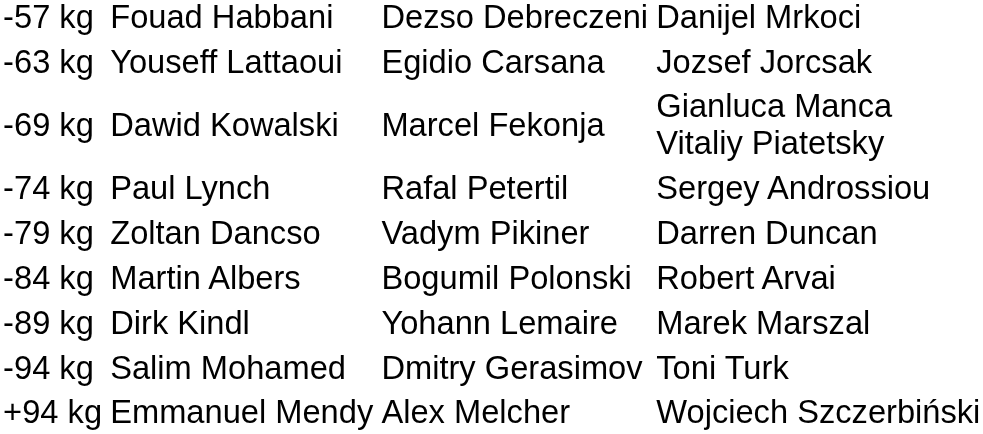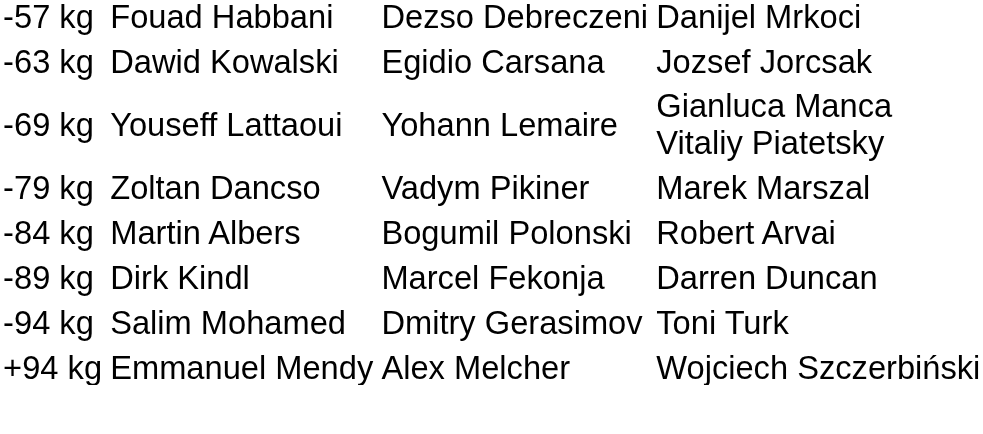(226, 61) Youseff Lattaoui -> (224, 61) Dawid Kowalski
(224, 125) Dawid Kowalski -> (226, 125) Youseff Lattaoui
(493, 125) Marcel Fekonja -> (500, 125) Yohann Lemaire
- row: (48, 188)
(767, 233) Darren Duncan -> (763, 188) Marek Marszal
(500, 322) Yohann Lemaire -> (493, 278) Marcel Fekonja
(763, 322) Marek Marszal -> (767, 278) Darren Duncan
